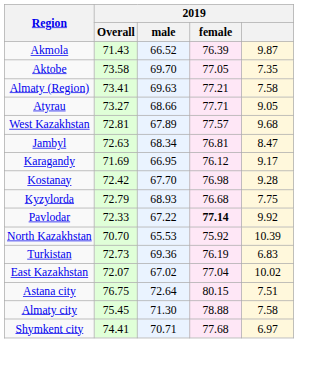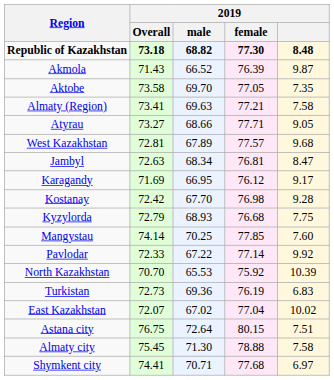+ row: (67, 50)
+ row: (67, 236)
(216, 217) bold -> (251, 254) normal
